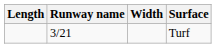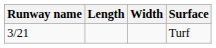columns swapped: (87, 14) <-> (26, 14)
